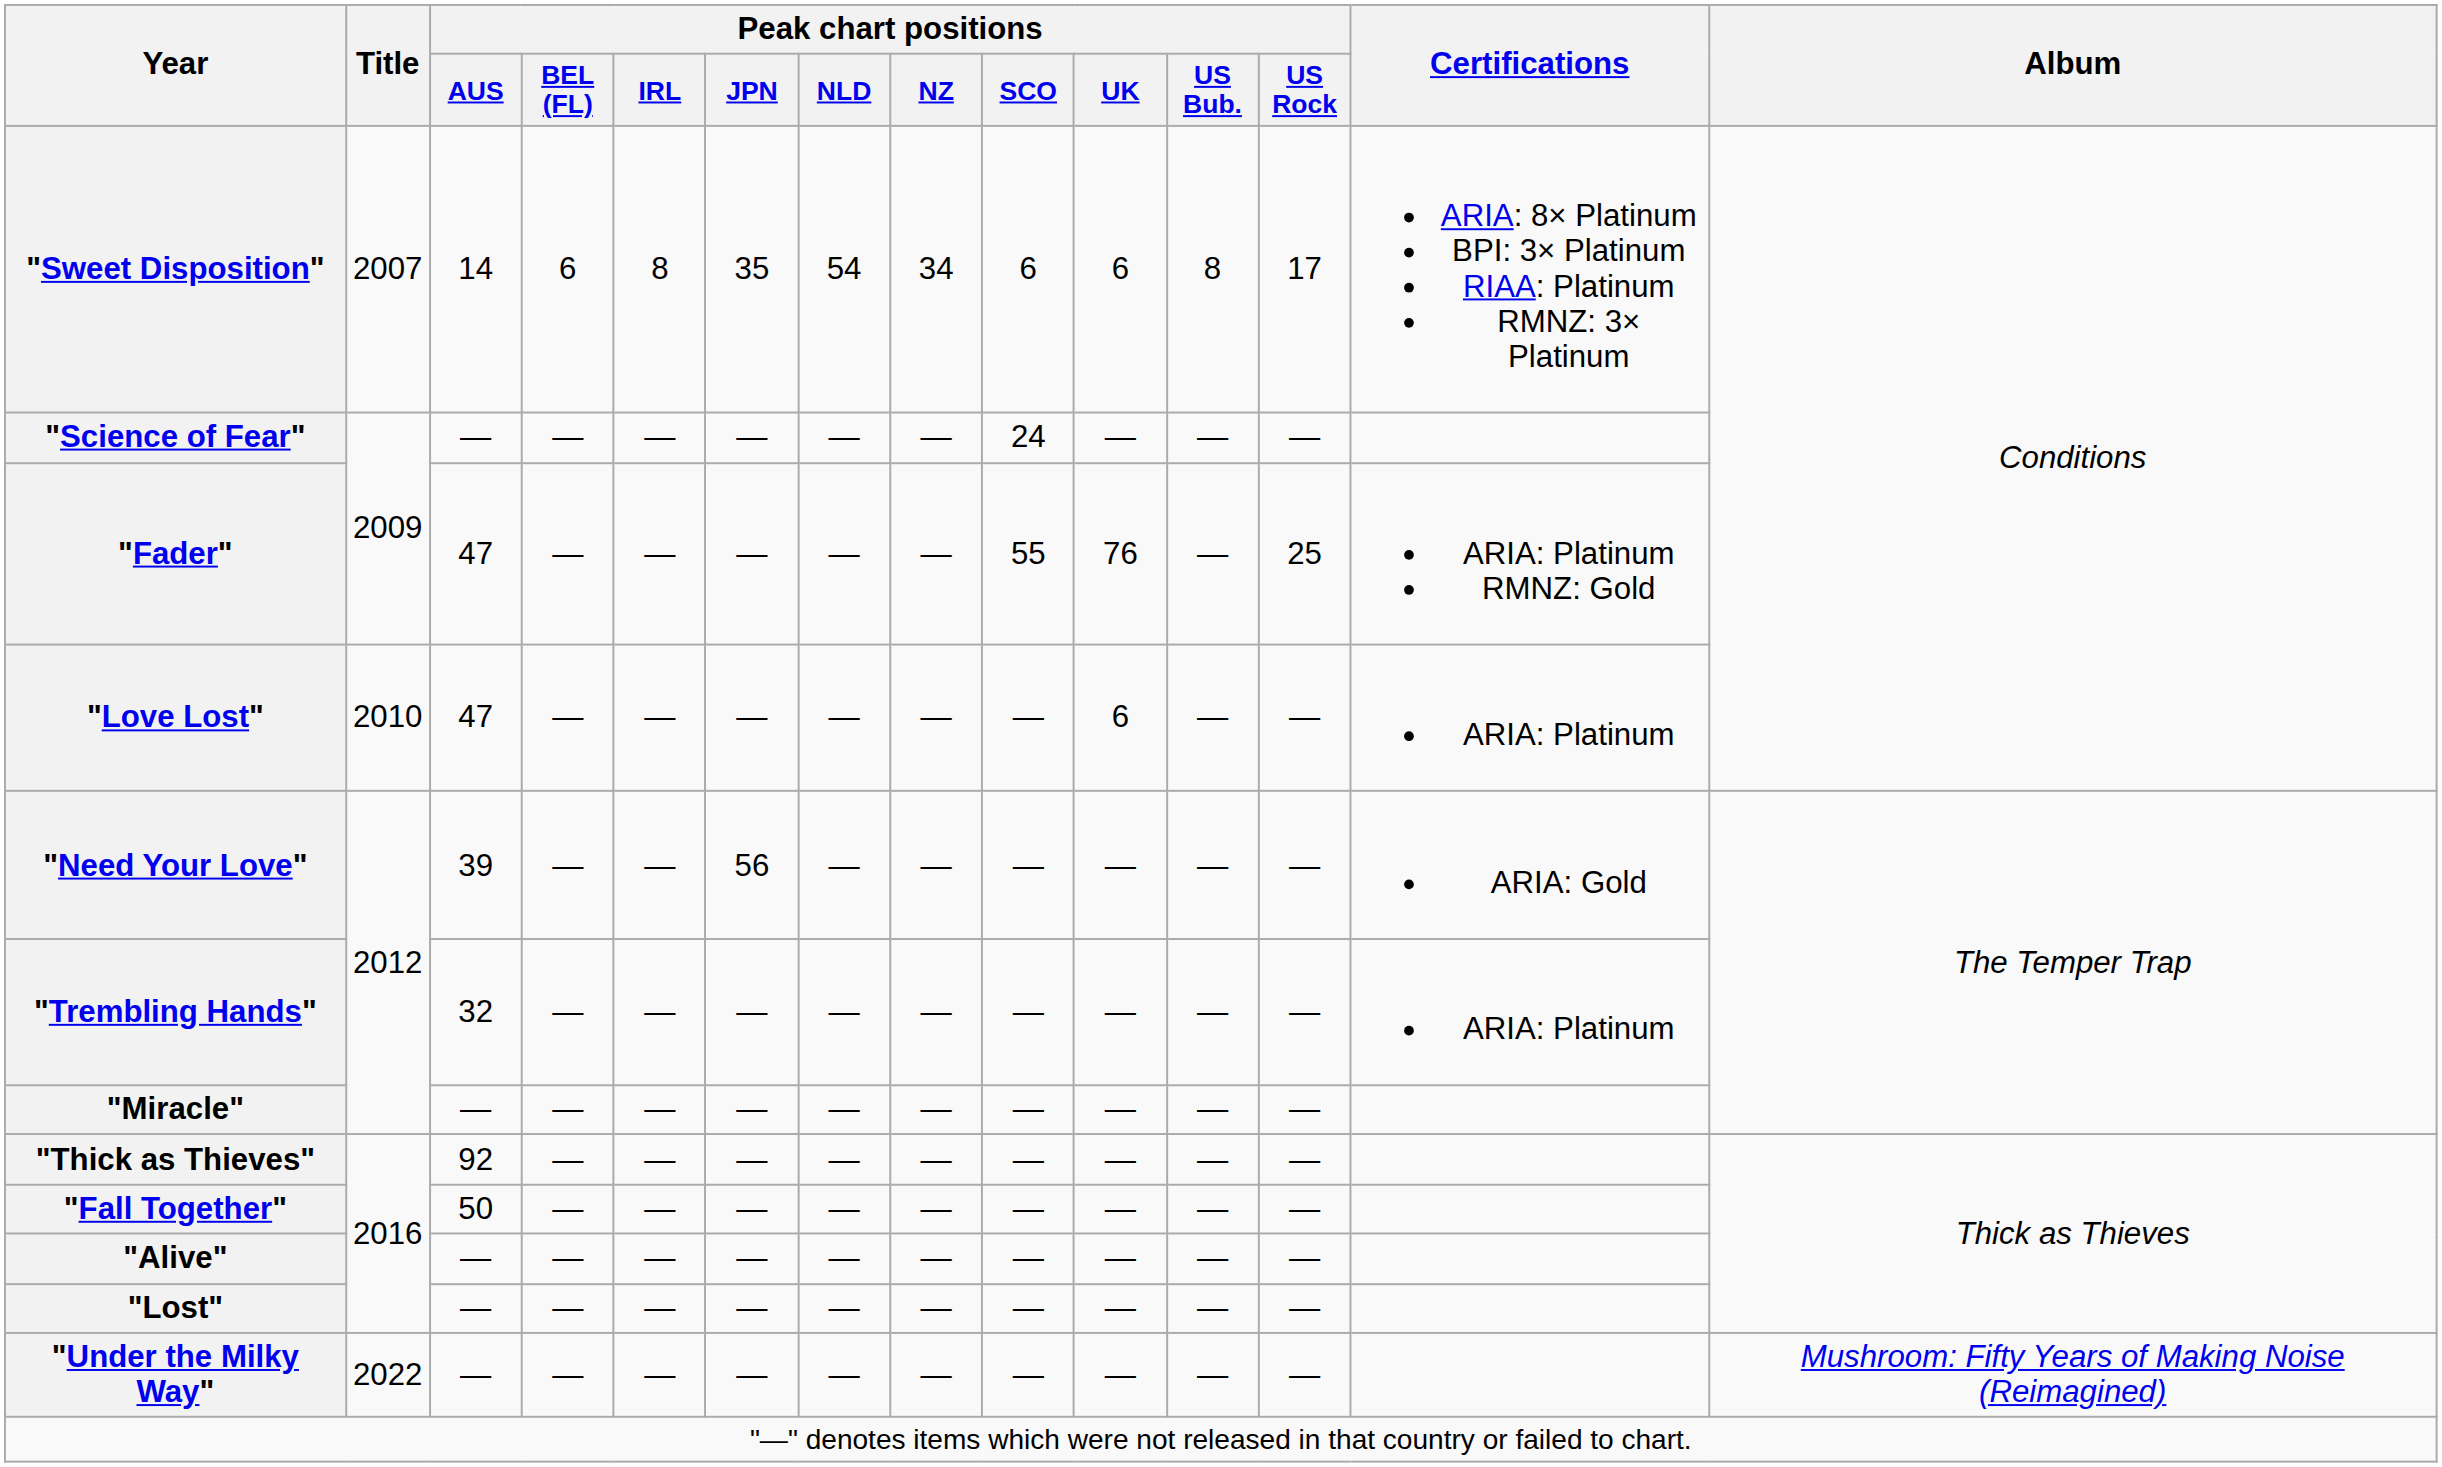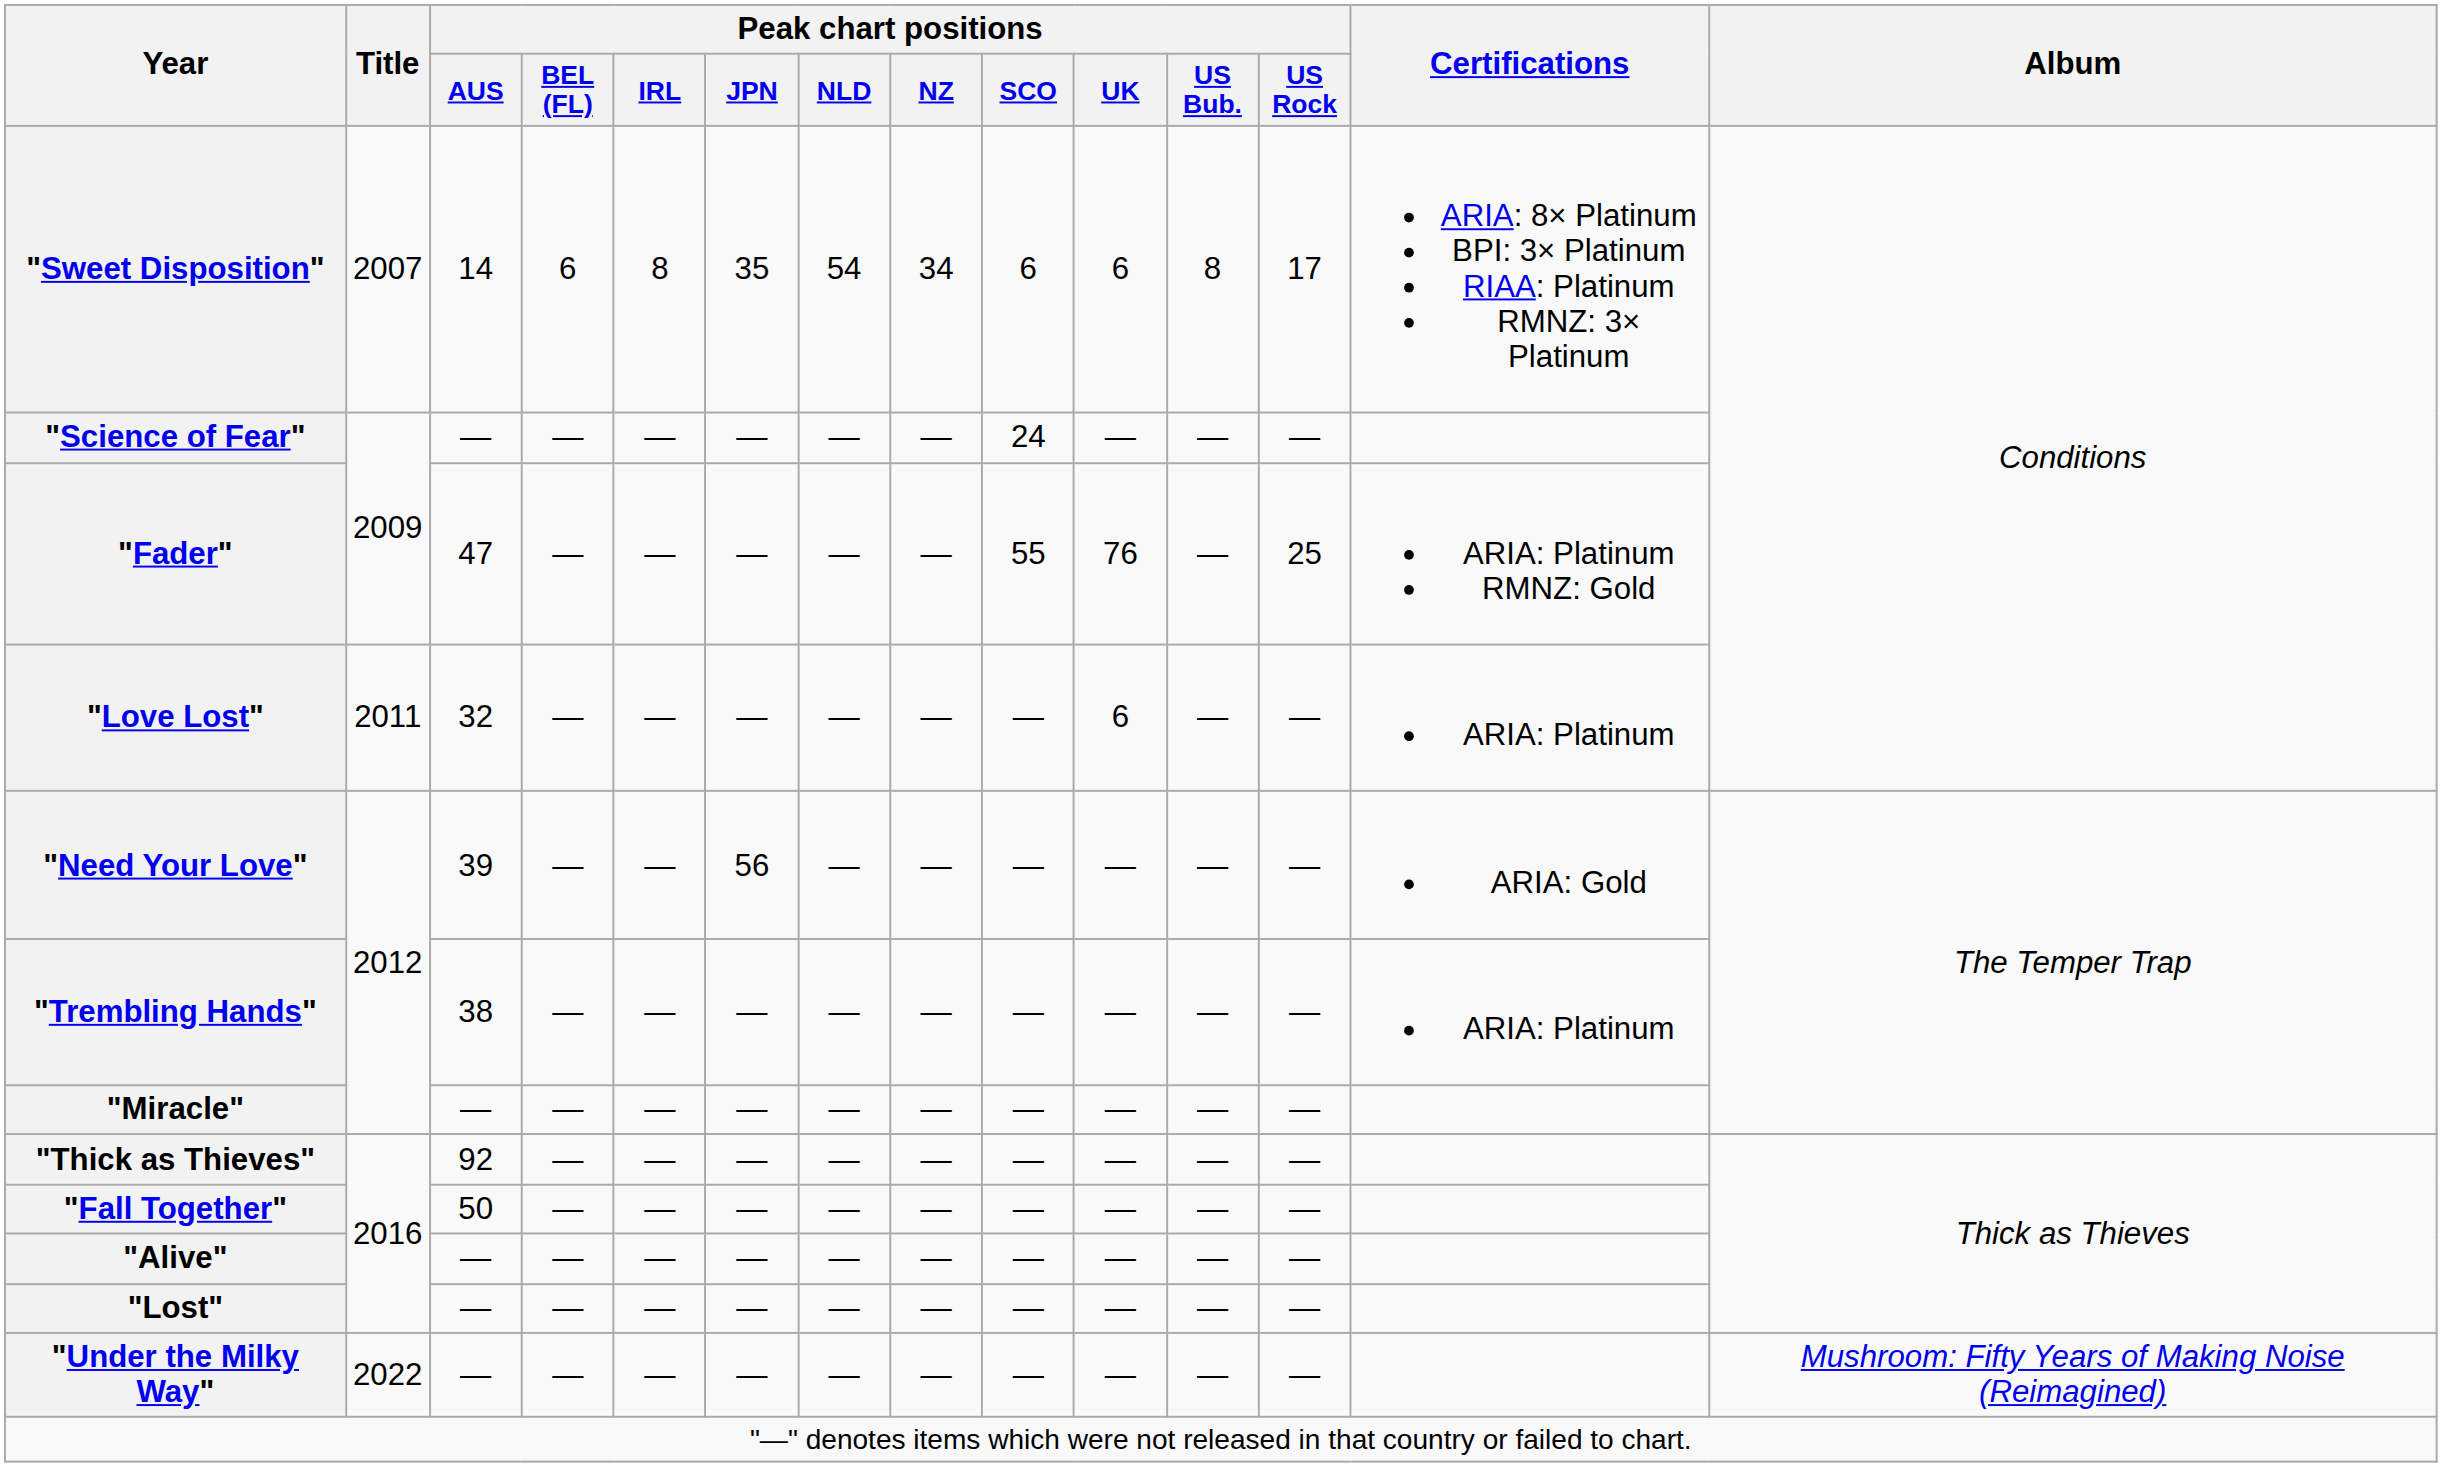(388, 717) 2010 -> (388, 717) 2011
(476, 717) 47 -> (476, 717) 32
(476, 1011) 32 -> (476, 1011) 38
